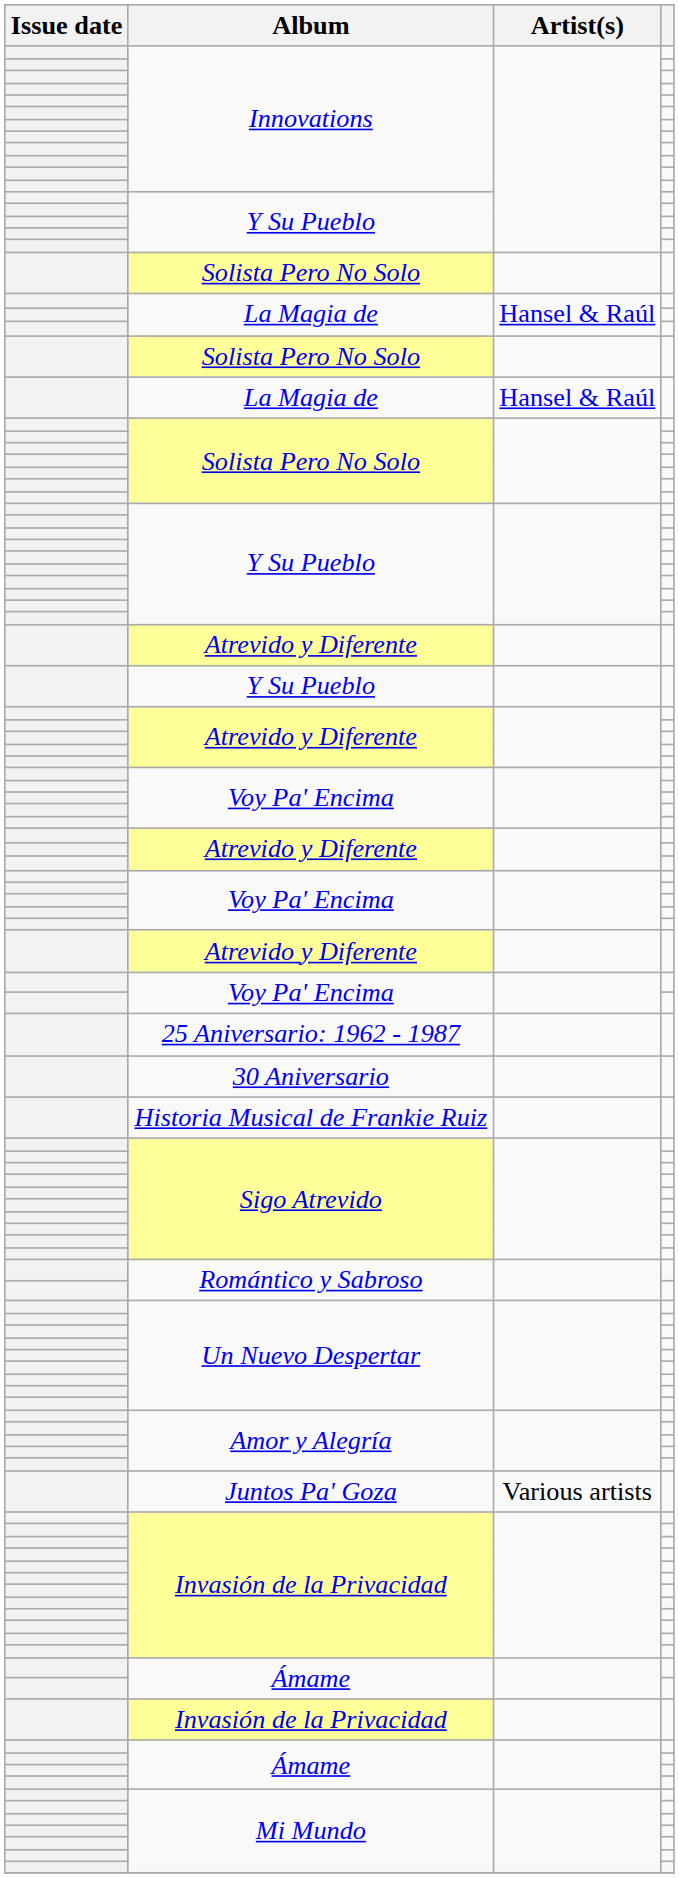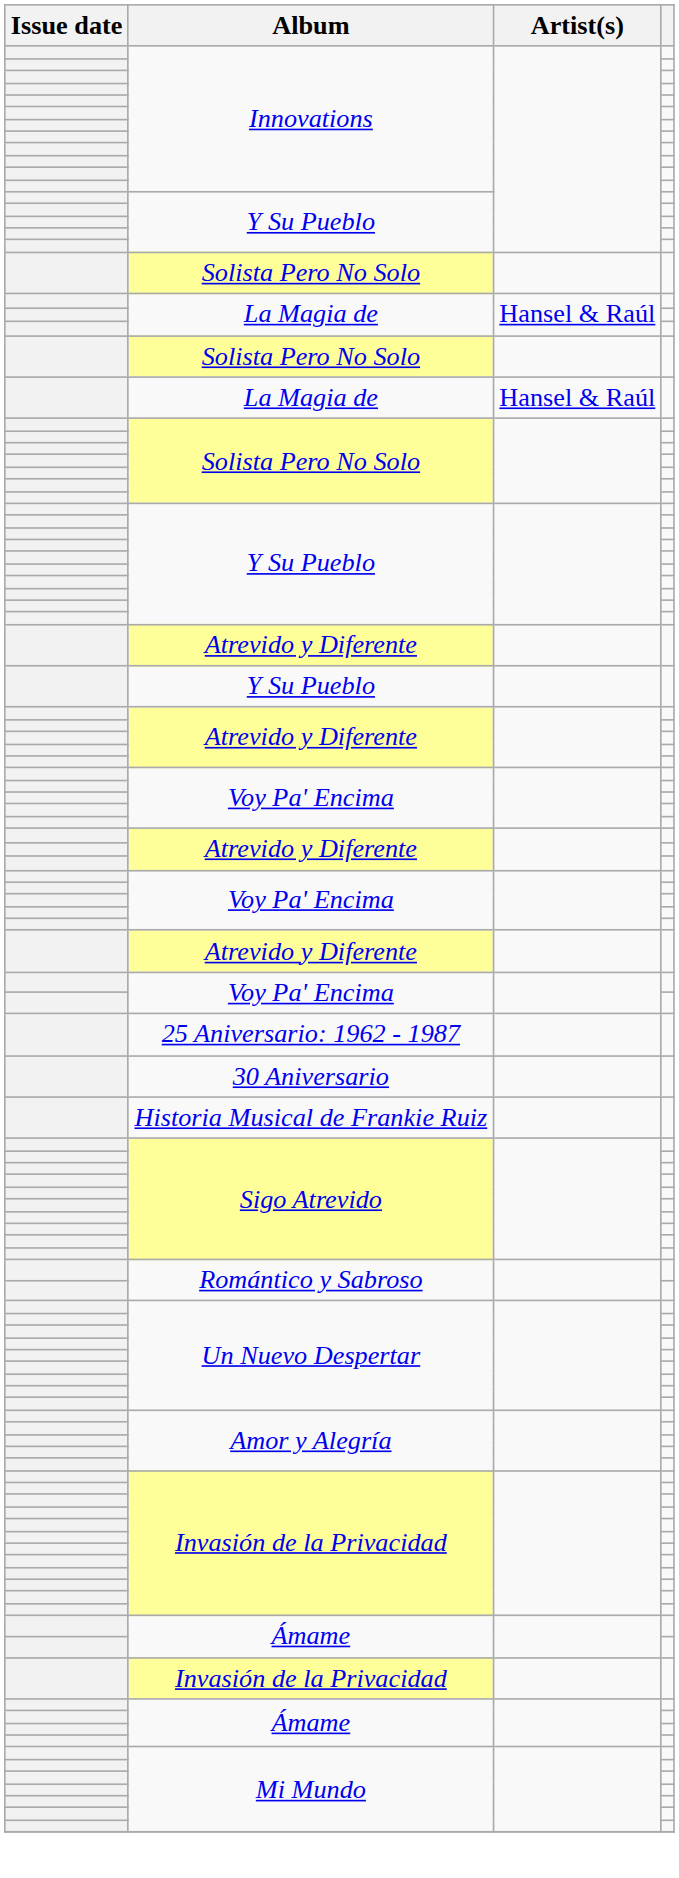- row: (311, 1490)
